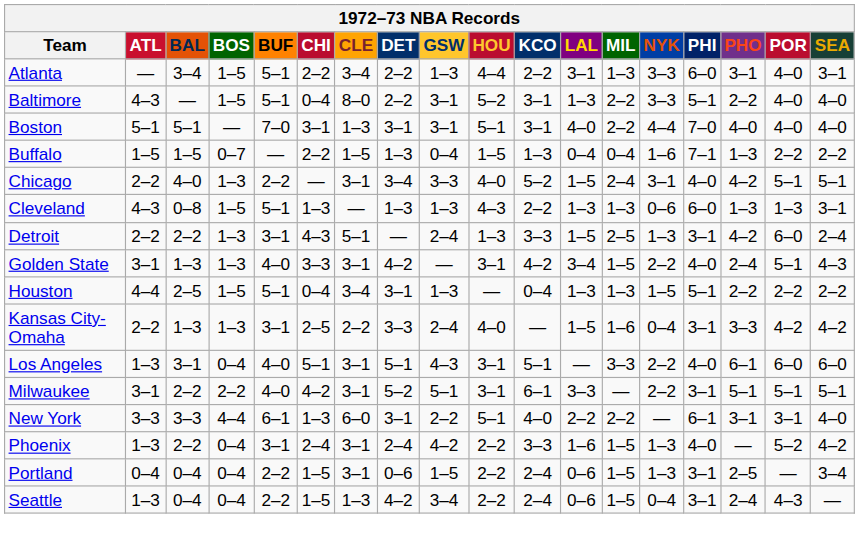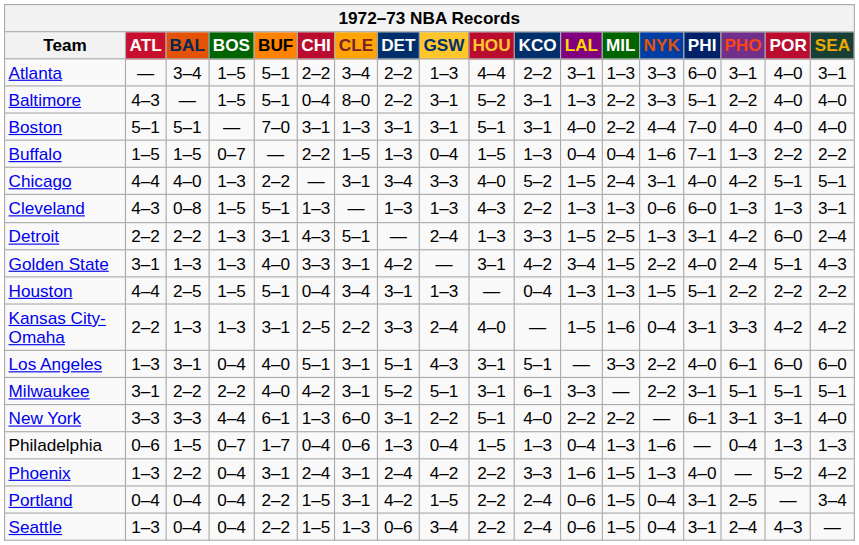(146, 181) 2–2 -> (146, 181) 4–4
+ row: (55, 445)
(398, 473) 0–6 -> (398, 500) 4–2
(662, 473) 1–3 -> (662, 500) 0–4
(398, 500) 4–2 -> (398, 527) 0–6
